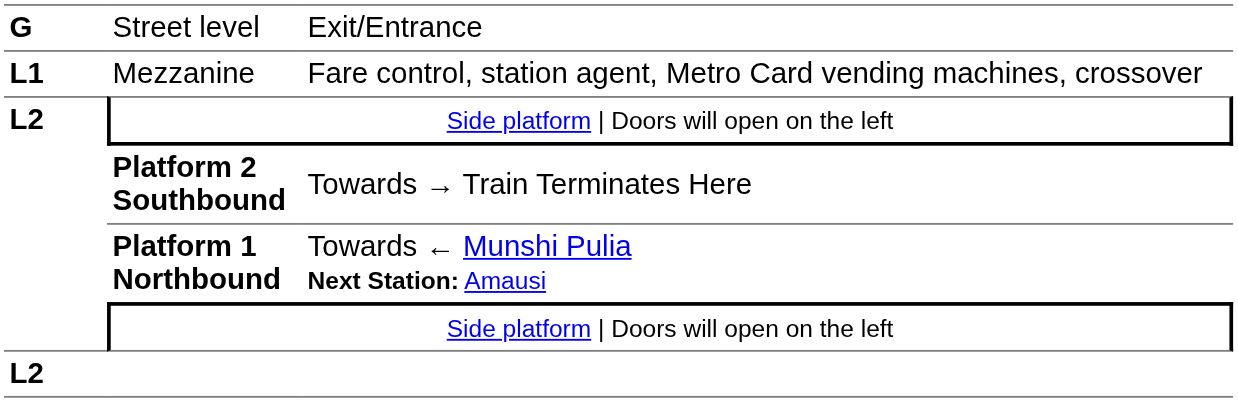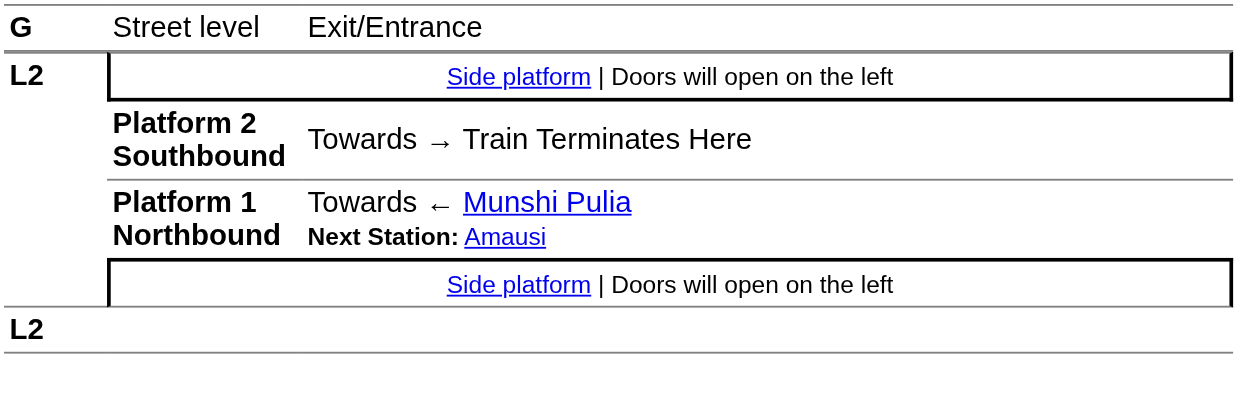- row: (184, 73)
